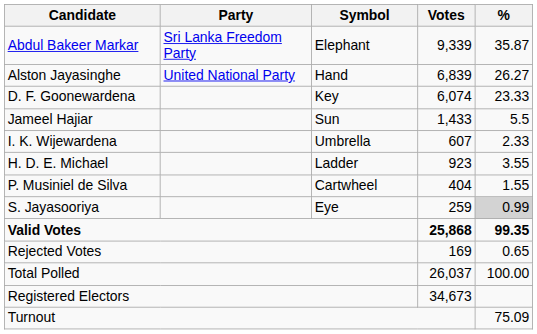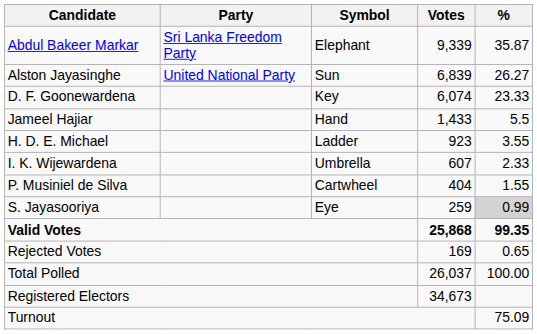(331, 75) Hand -> (327, 75) Sun
(327, 119) Sun -> (331, 119) Hand
rows swapped: (58, 163) <-> (62, 141)
